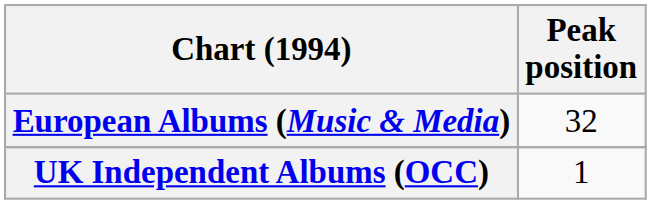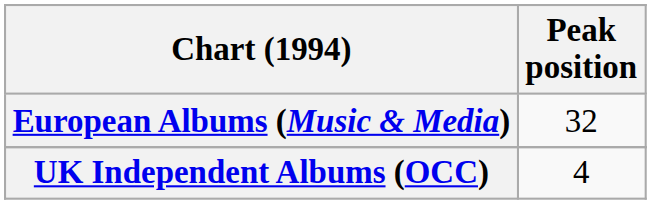(581, 172) 1 -> (581, 172) 4
